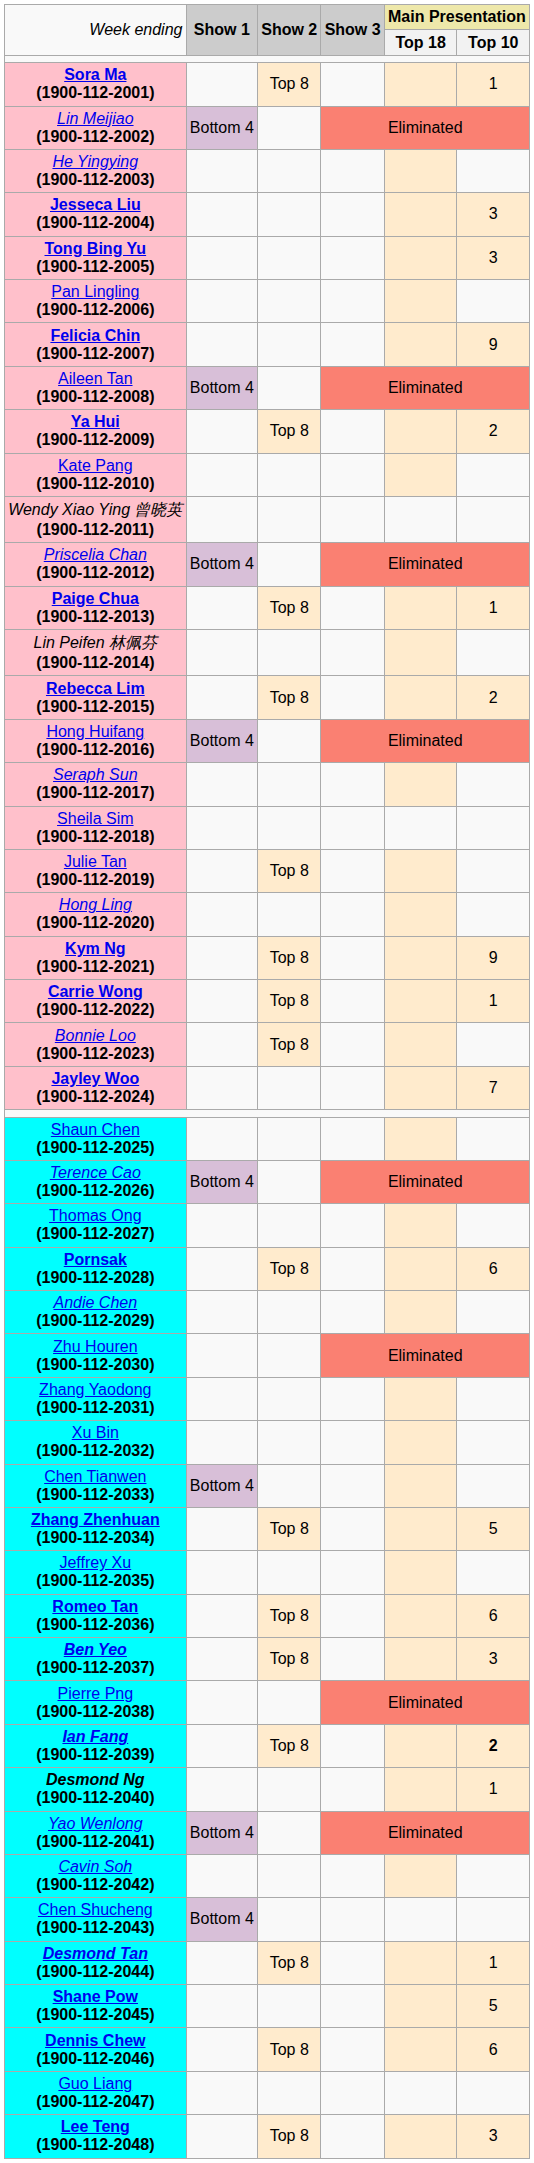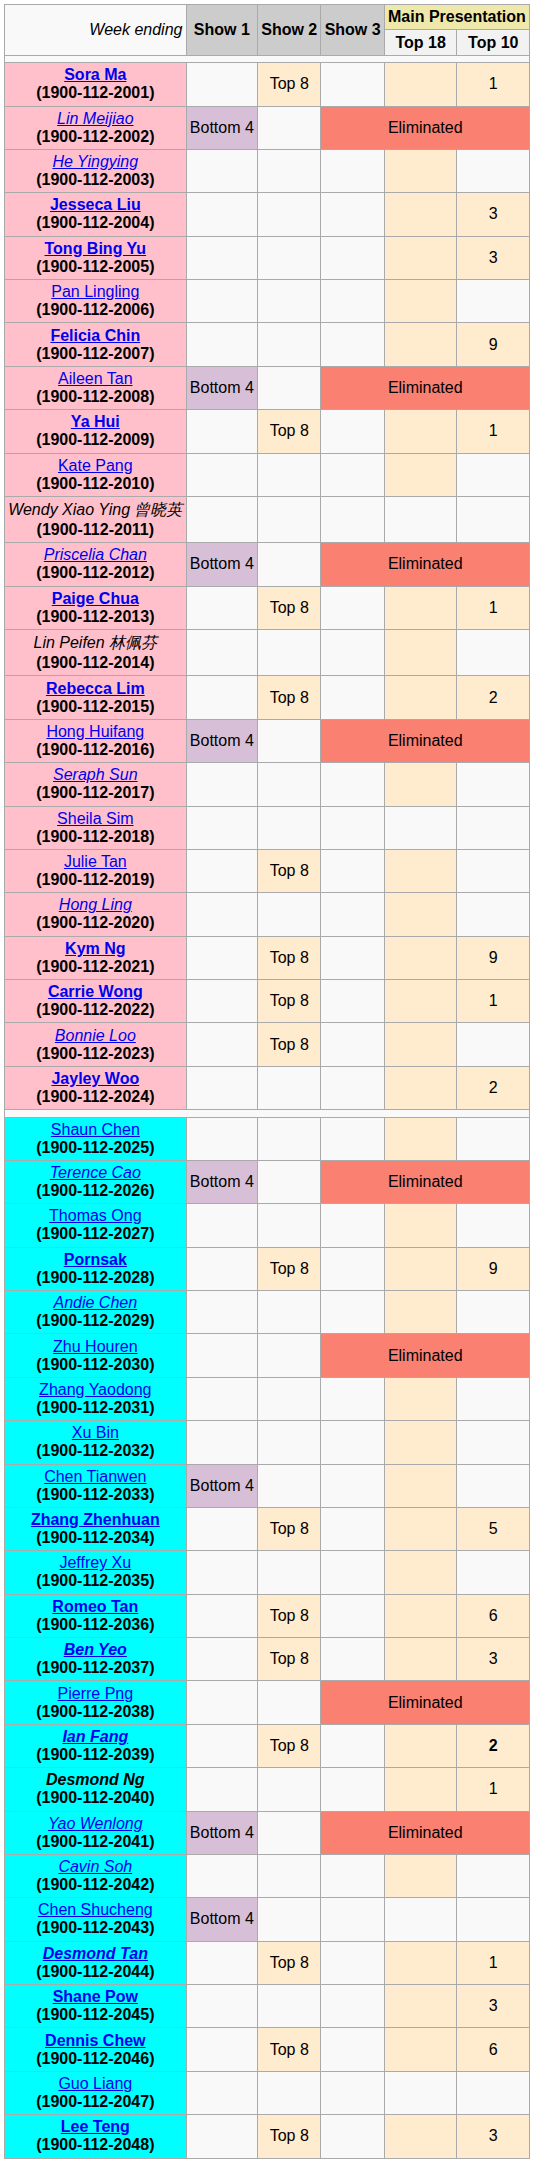(493, 431) 2 -> (493, 431) 1
(493, 1087) 7 -> (493, 1087) 2
(493, 1268) 6 -> (493, 1268) 9
(493, 2006) 5 -> (493, 2006) 3
